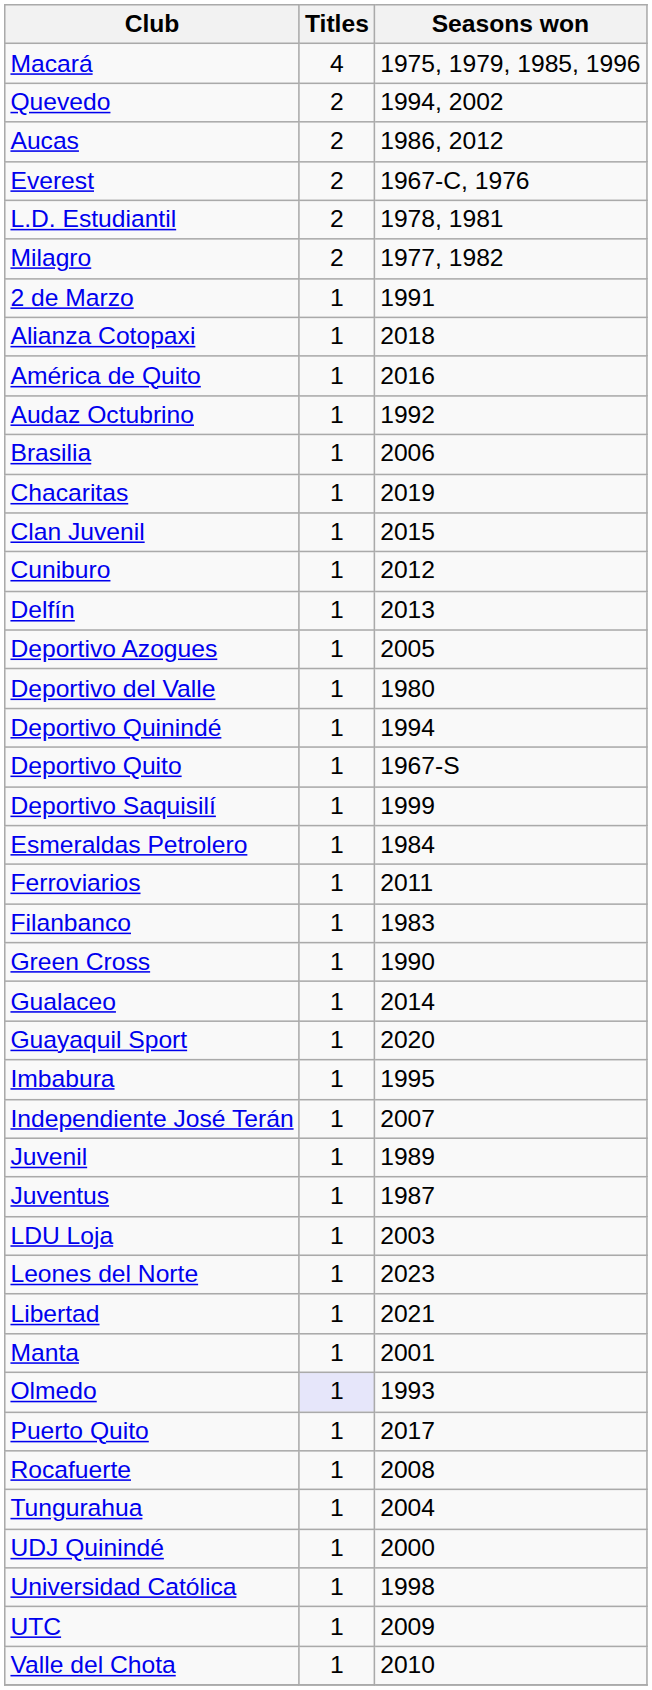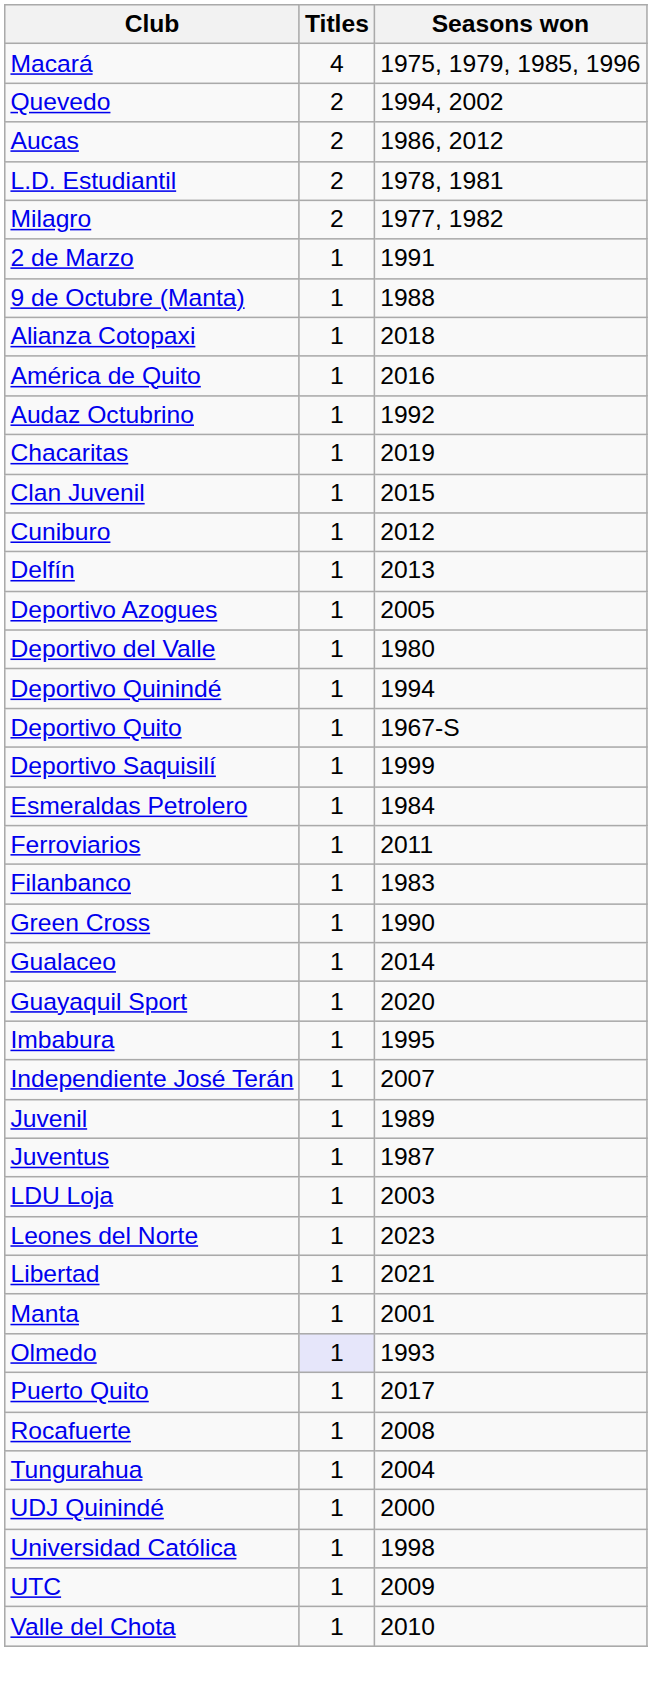- row: (52, 180)
+ row: (128, 297)
- row: (51, 453)
